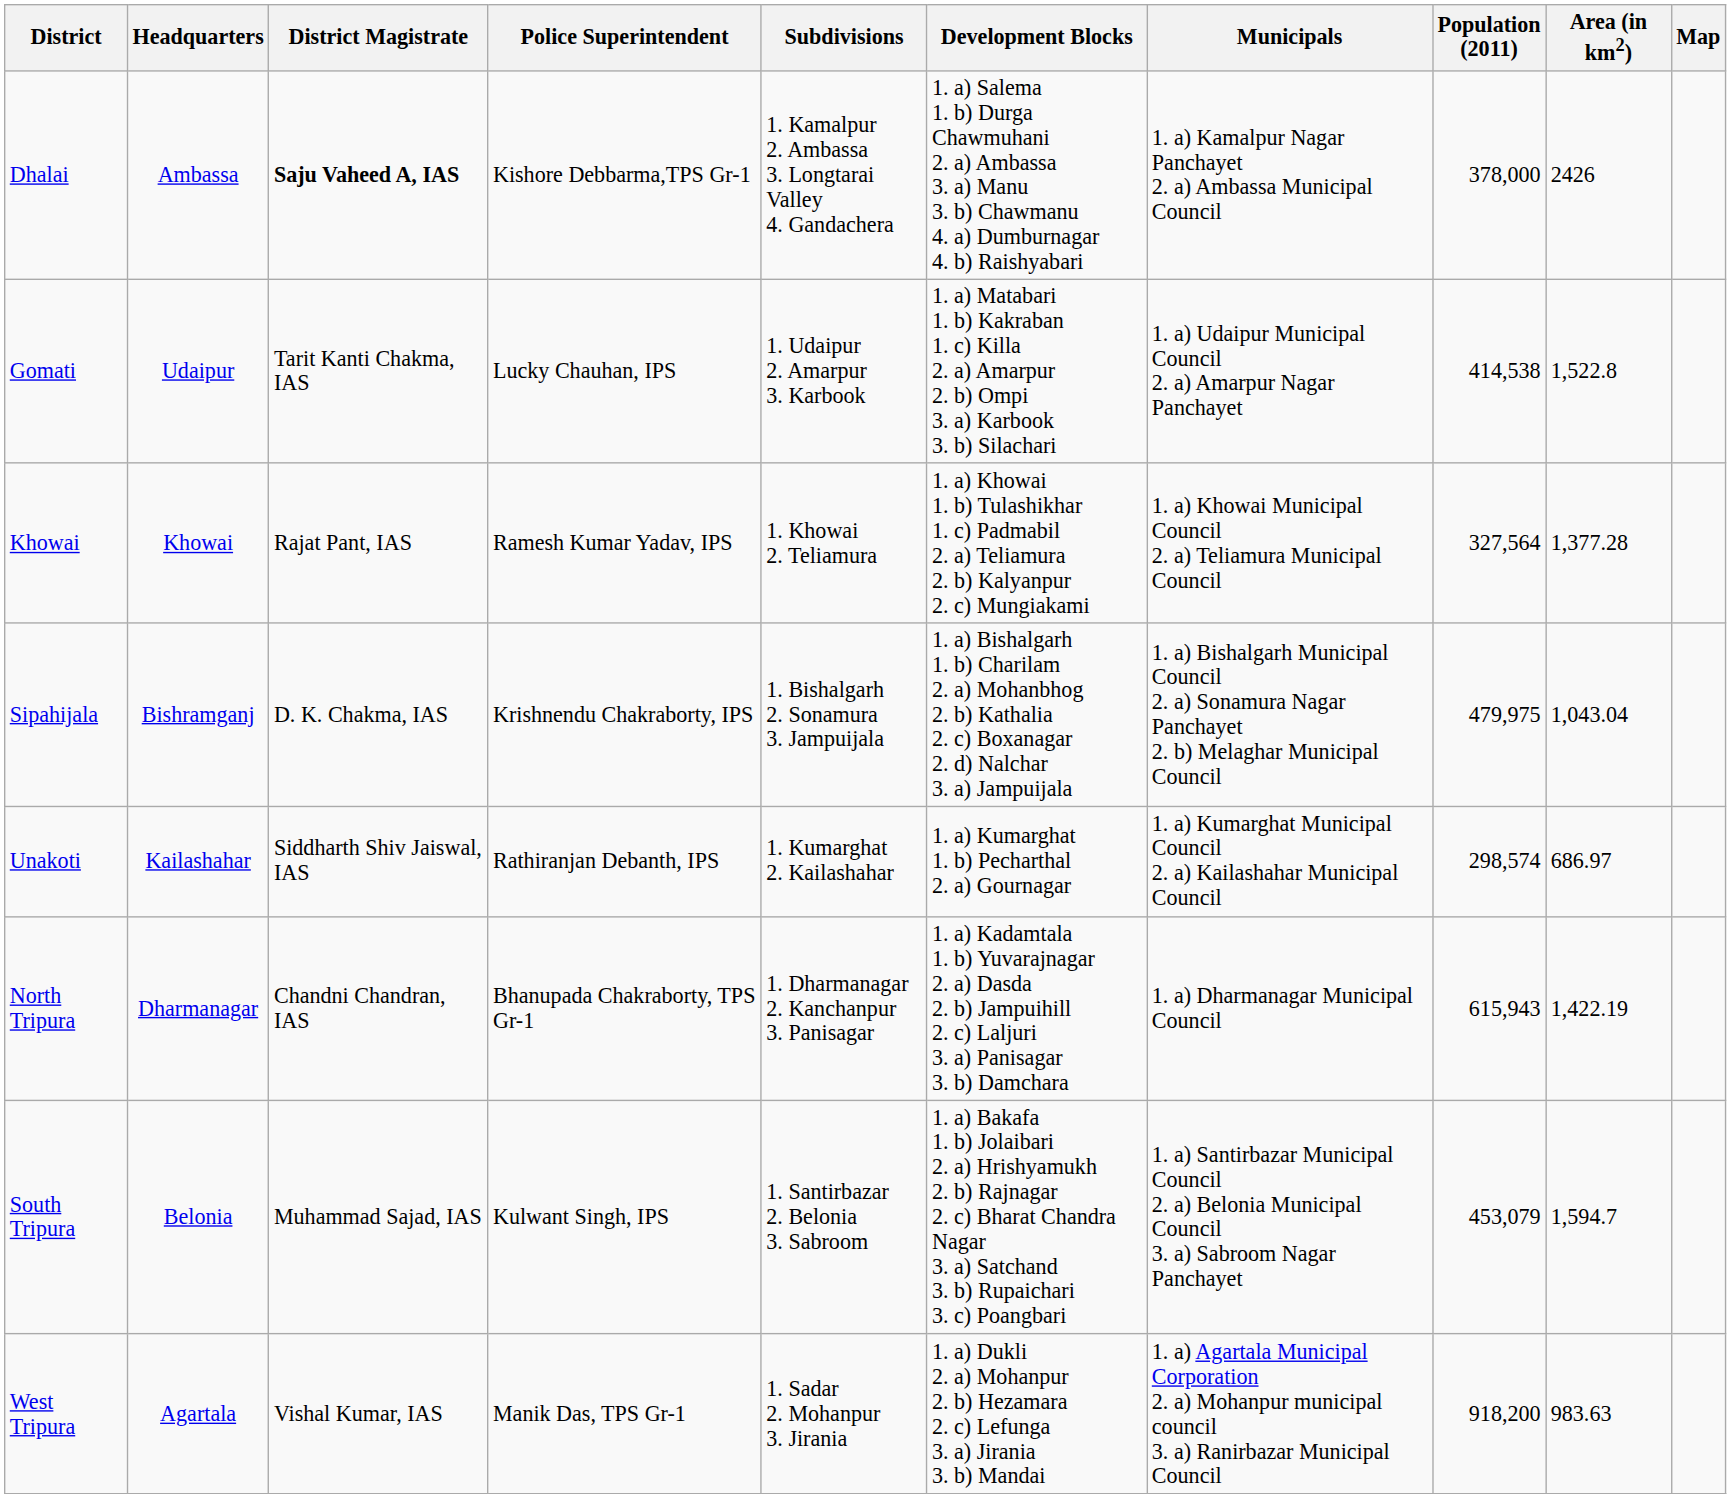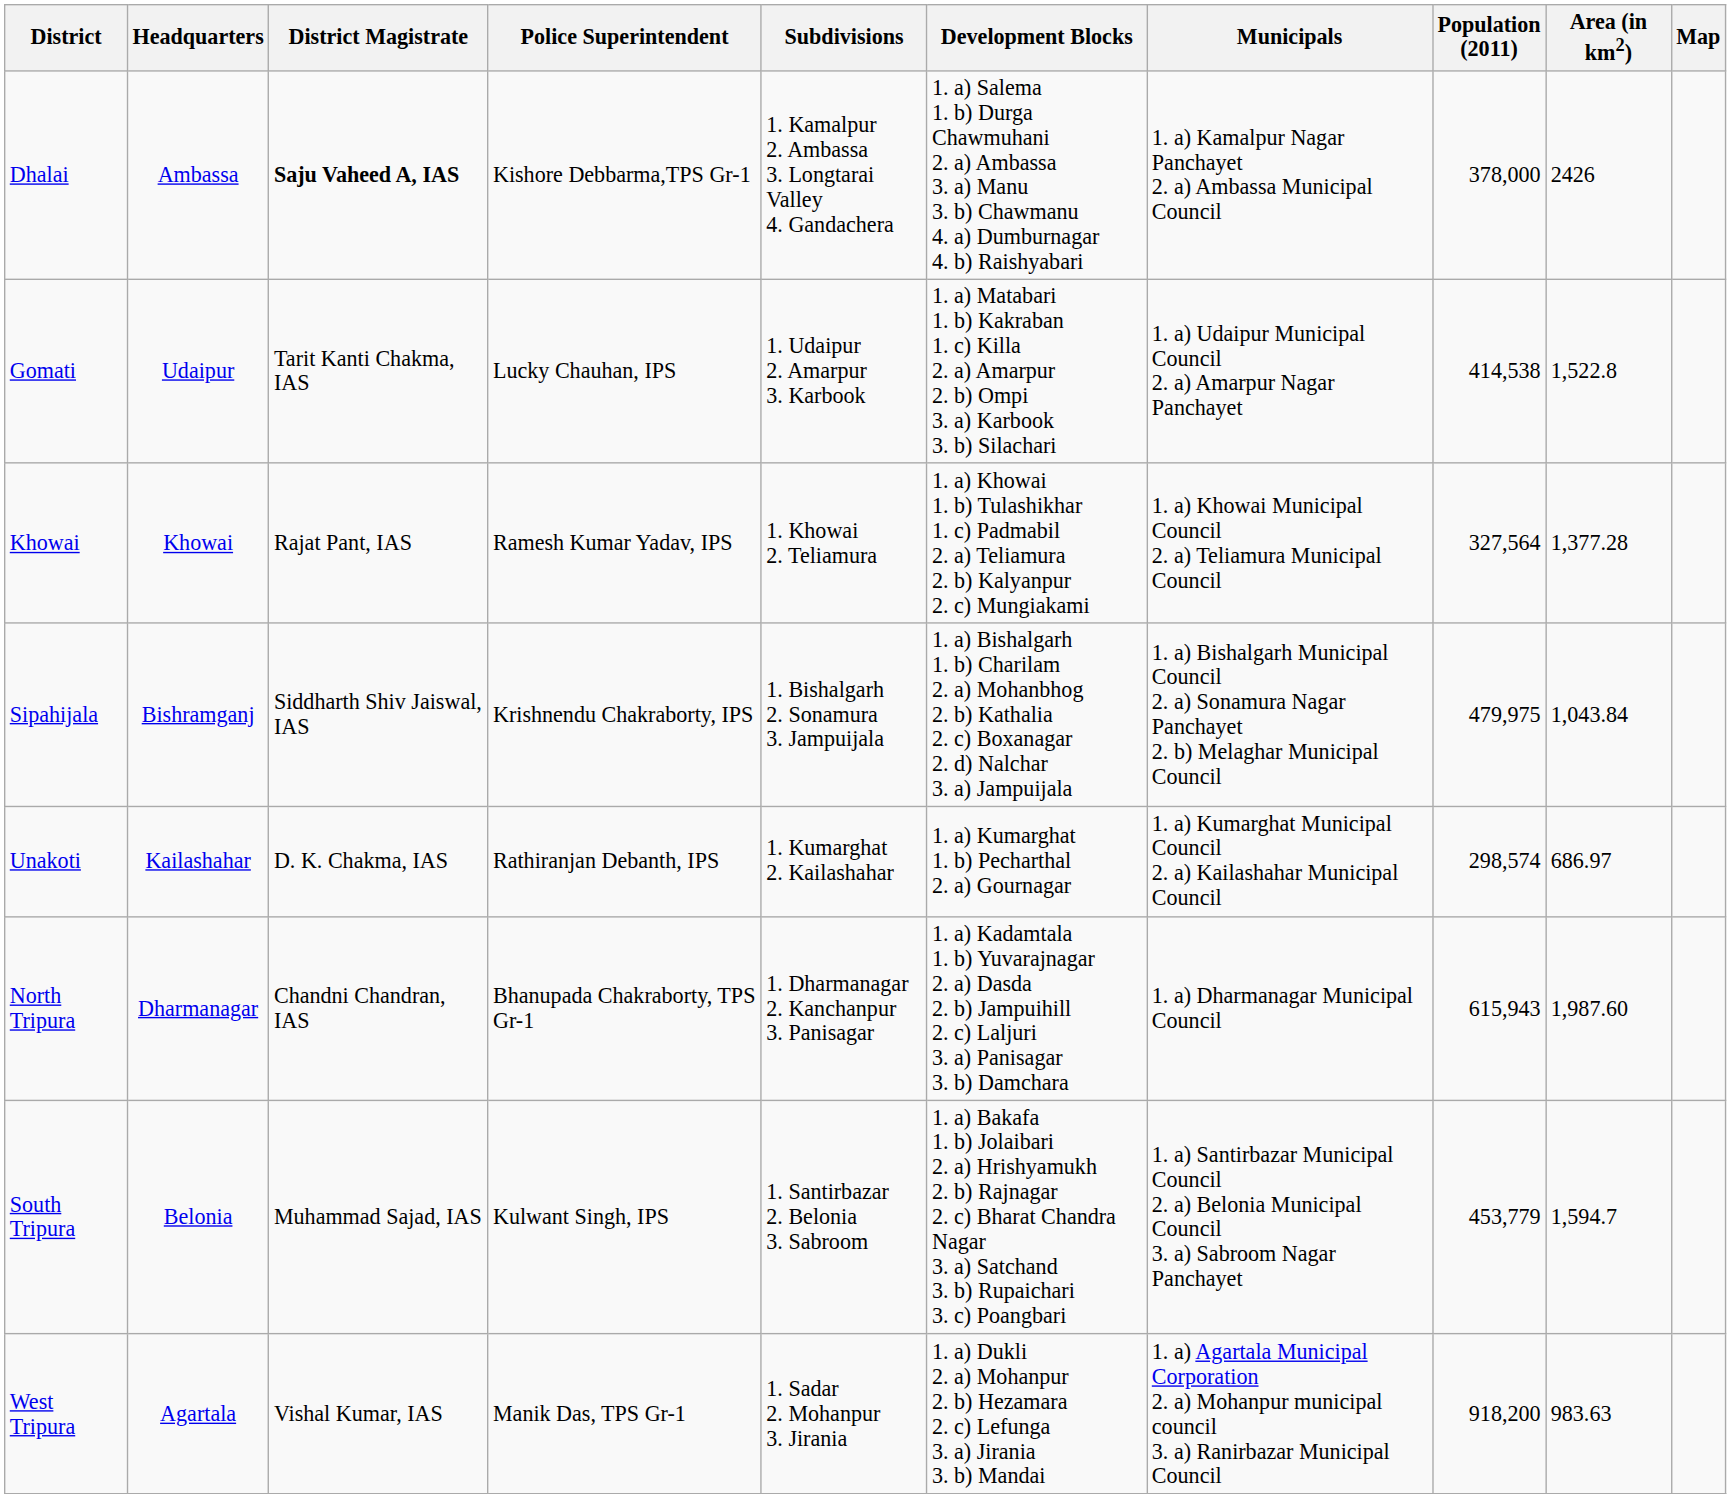(361, 714) D. K. Chakma, IAS -> (378, 714) Siddharth Shiv Jaiswal, IAS
(1589, 714) 1,043.04 -> (1589, 714) 1,043.84
(378, 861) Siddharth Shiv Jaiswal, IAS -> (361, 861) D. K. Chakma, IAS
(1589, 1008) 1,422.19 -> (1589, 1008) 1,987.60
(1505, 1217) 453,079 -> (1505, 1217) 453,779
